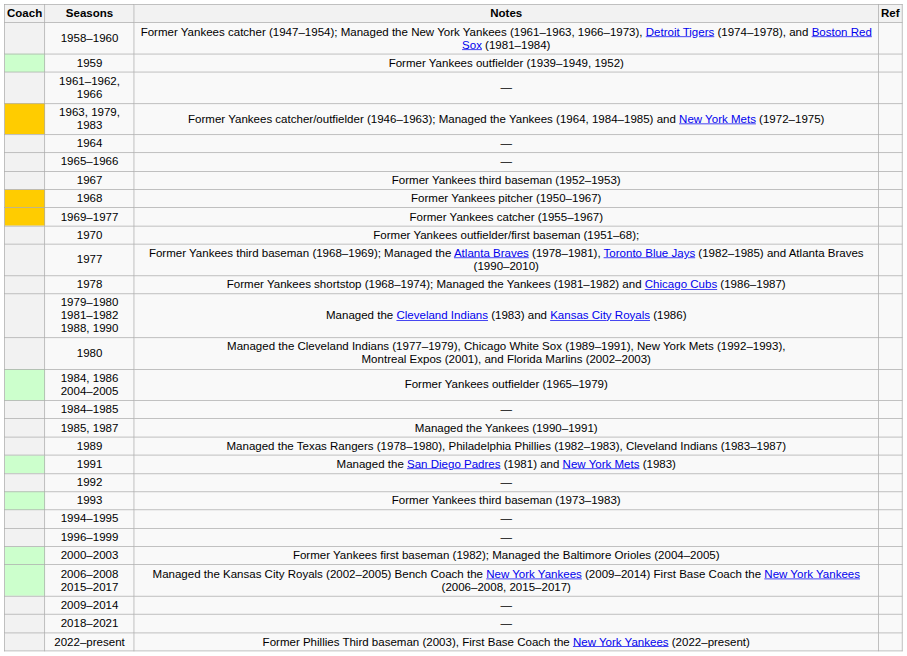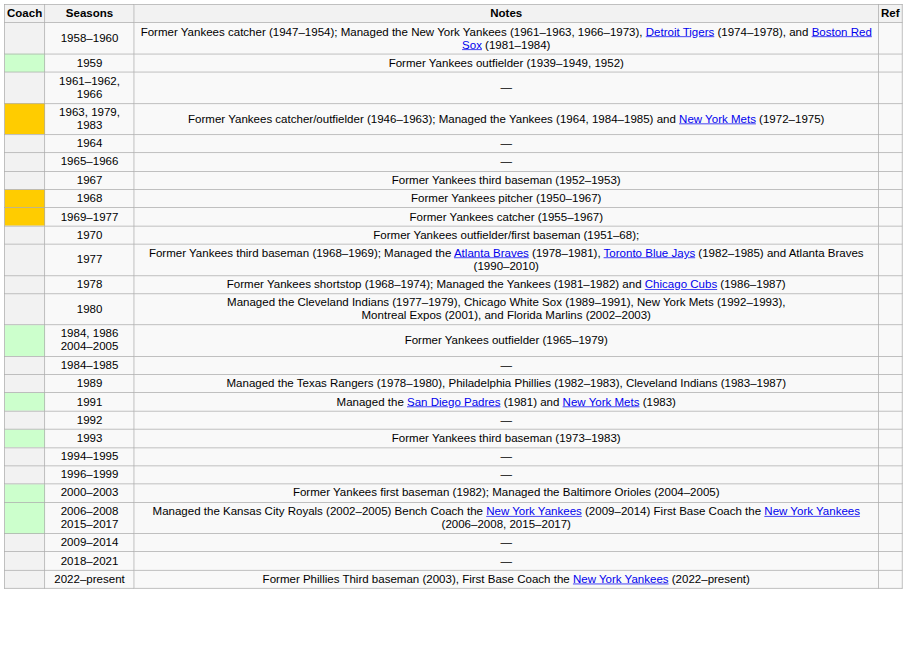- row: (90, 315)
- row: (90, 427)
